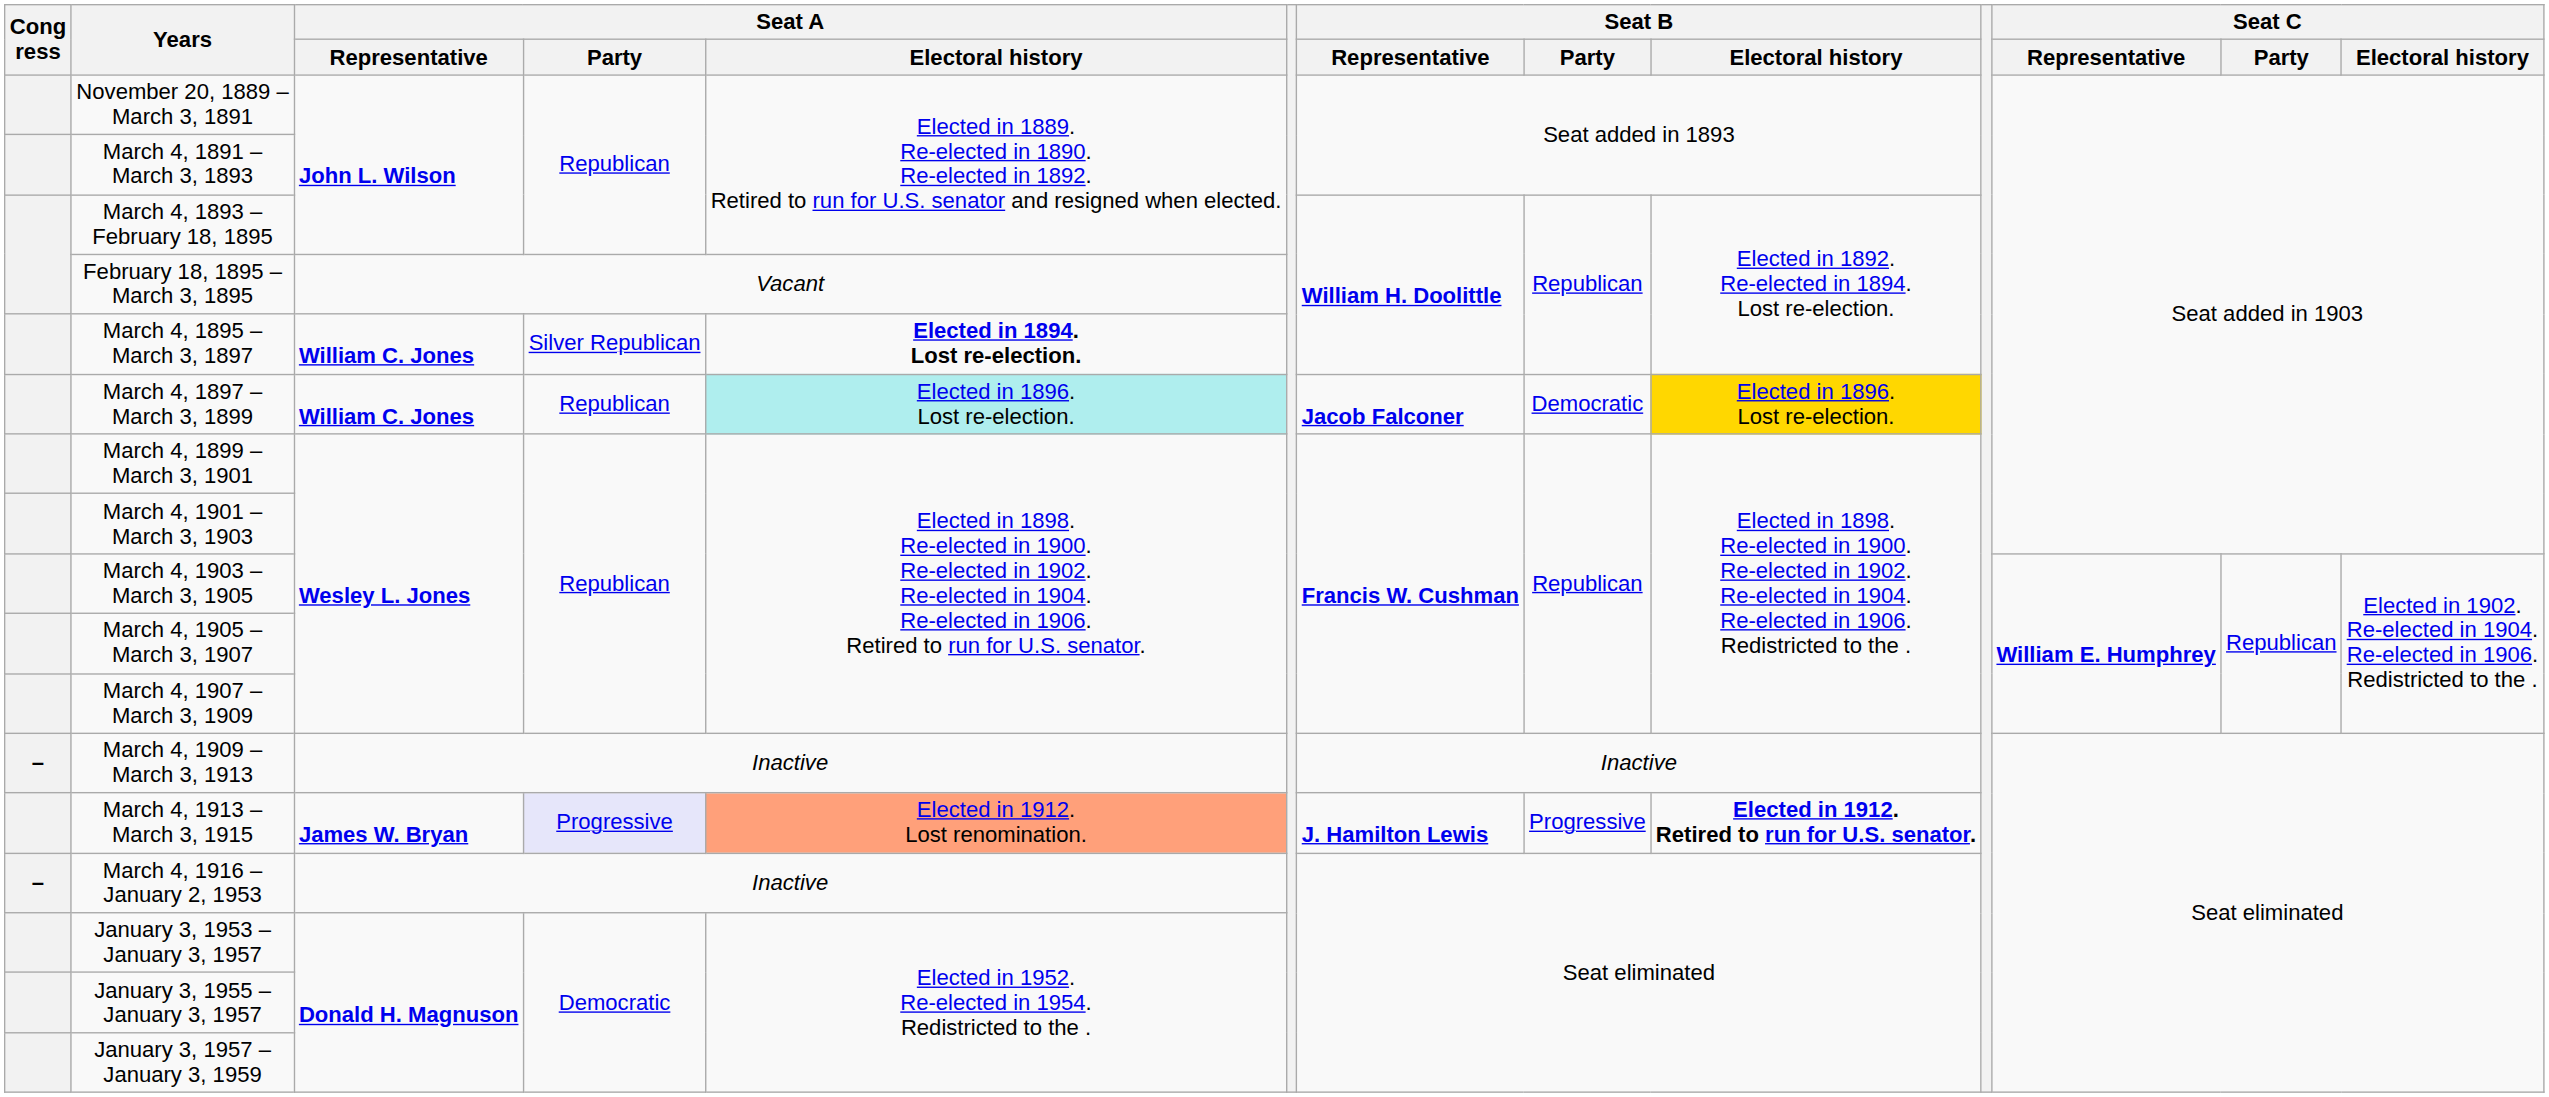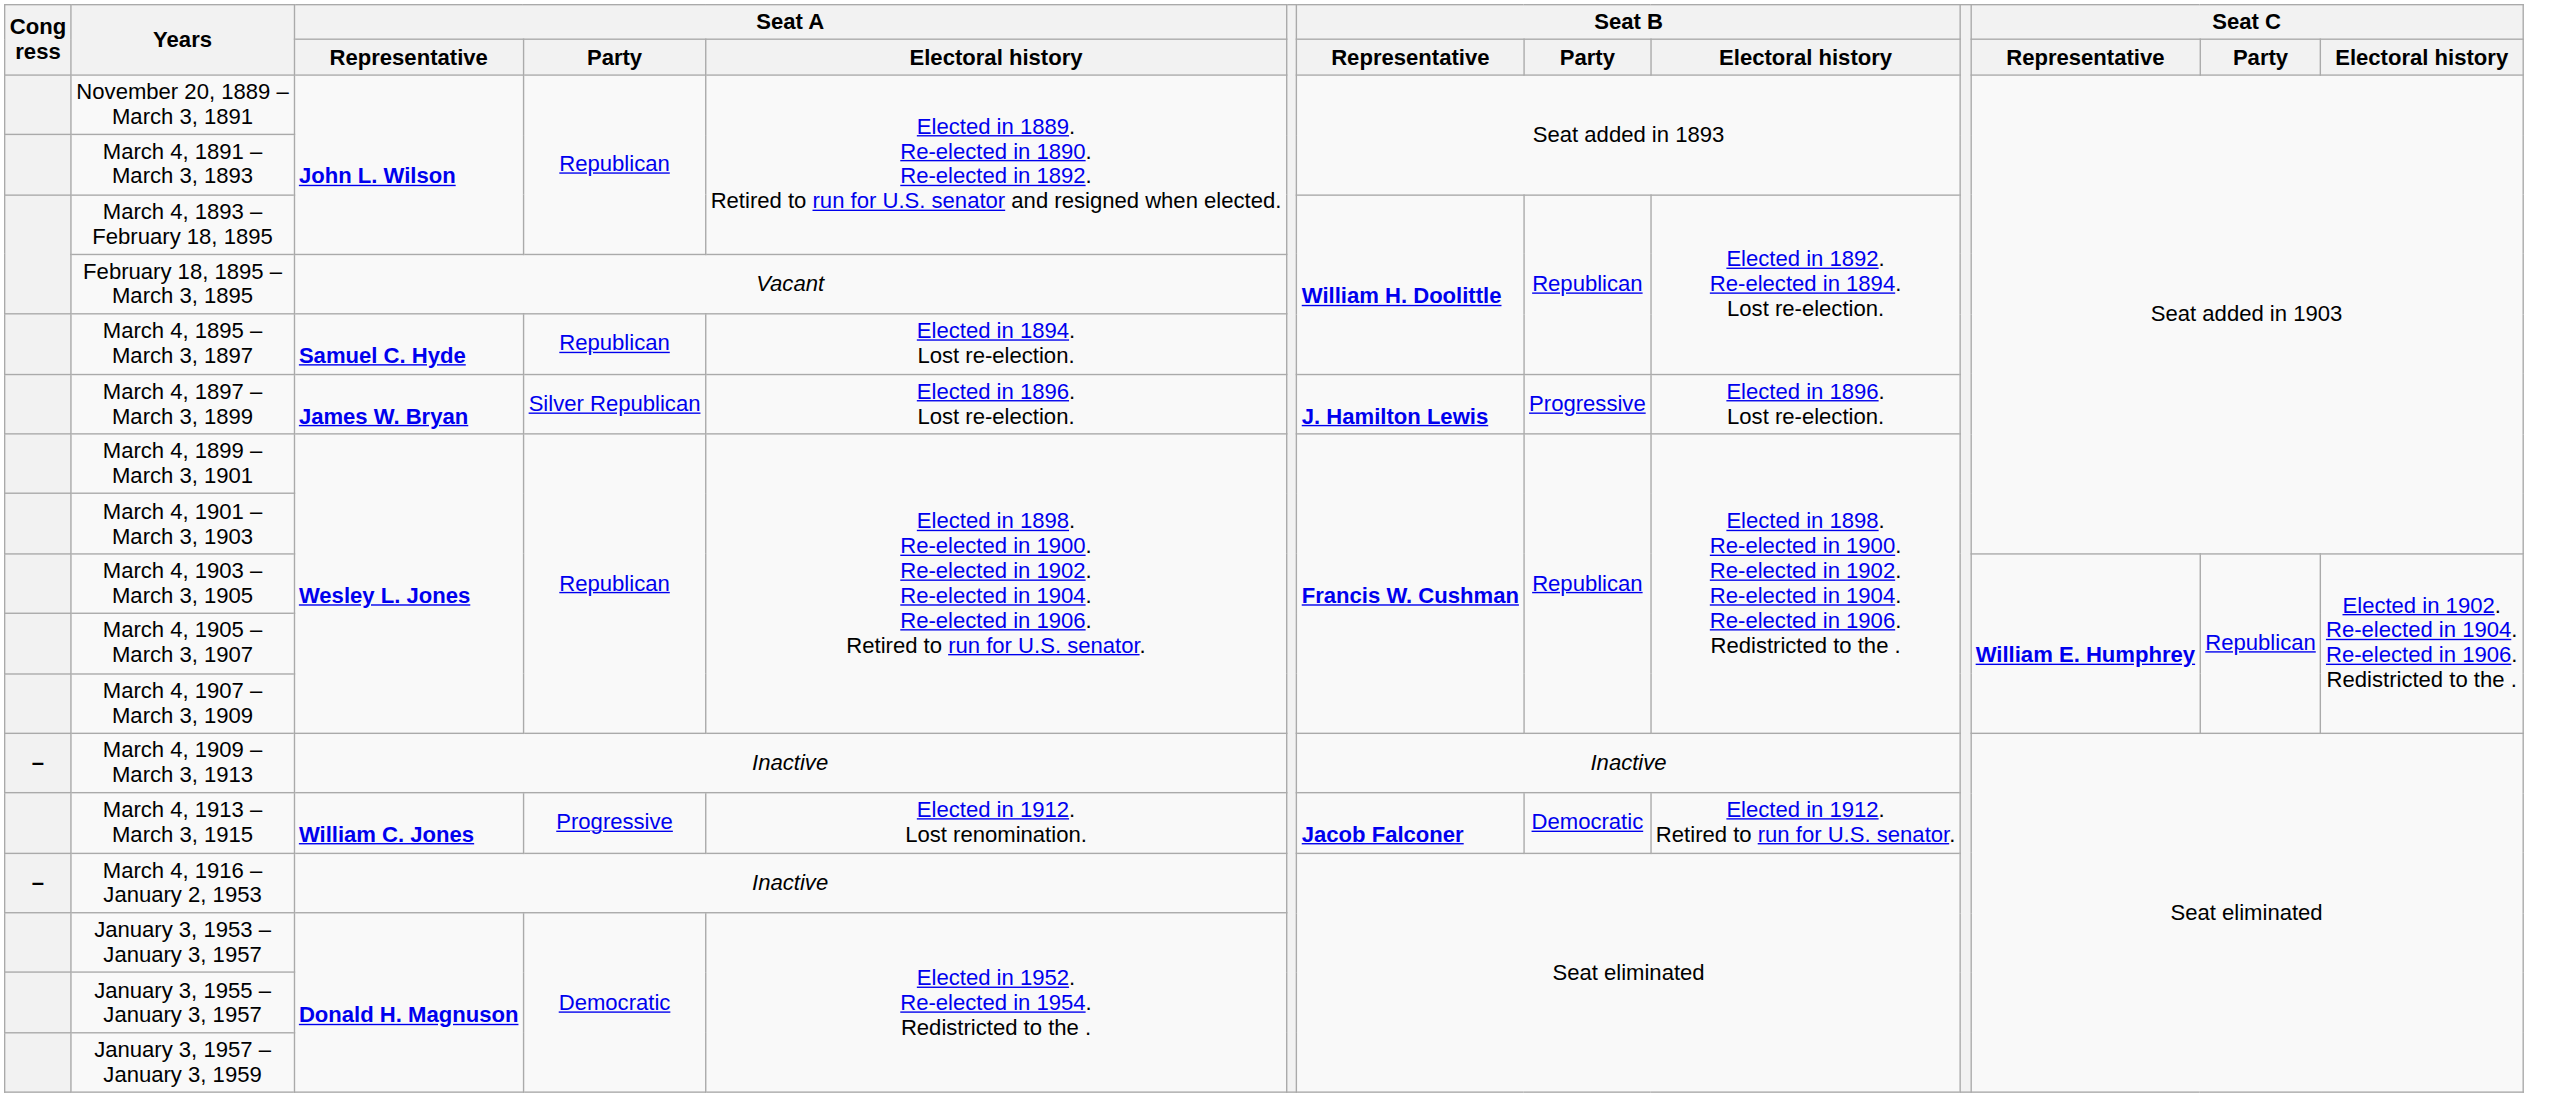(387, 356) William C. Jones -> (382, 356) Samuel C. Hyde
(615, 343) Silver Republican -> (615, 343) Republican
(996, 343) bold -> (996, 343) normal
(387, 416) William C. Jones -> (384, 416) James W. Bryan
(615, 403) Republican -> (615, 403) Silver Republican
(996, 403) paleturquoise background -> (996, 403) no background
(1383, 416) Jacob Falconer -> (1395, 416) J. Hamilton Lewis
(1587, 403) Democratic -> (1587, 403) Progressive
(1816, 403) gold background -> (1806, 403) no background
(384, 835) James W. Bryan -> (387, 835) William C. Jones
(615, 822) lavender background -> (615, 822) no background
(996, 822) lightsalmon background -> (996, 822) no background
(1395, 835) J. Hamilton Lewis -> (1383, 835) Jacob Falconer
(1587, 822) Progressive -> (1587, 822) Democratic
(1816, 822) bold -> (1806, 822) normal
